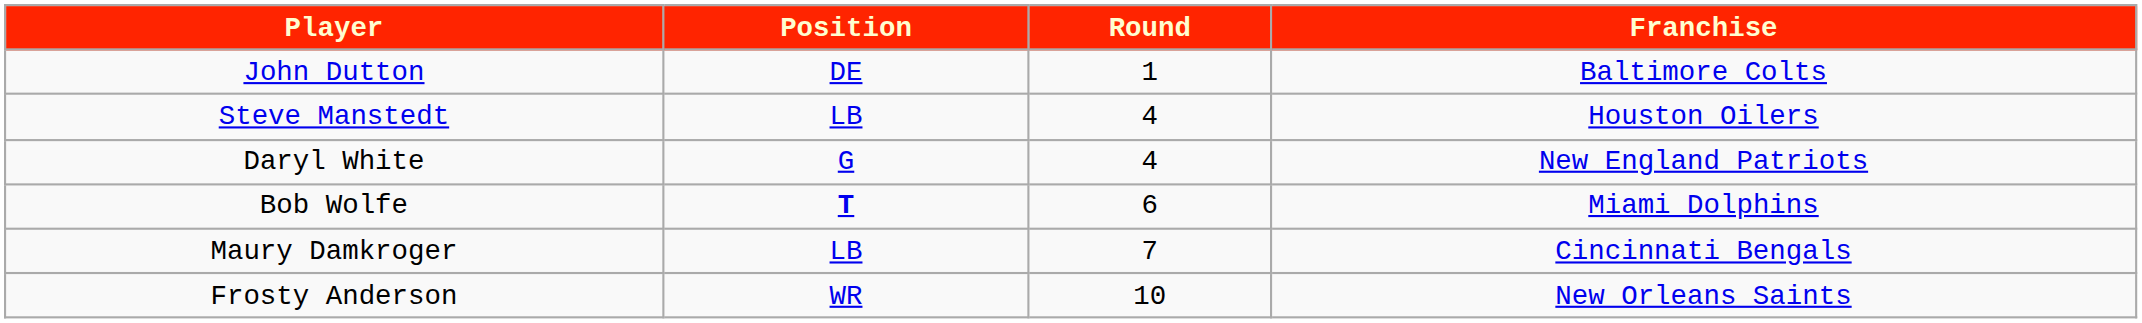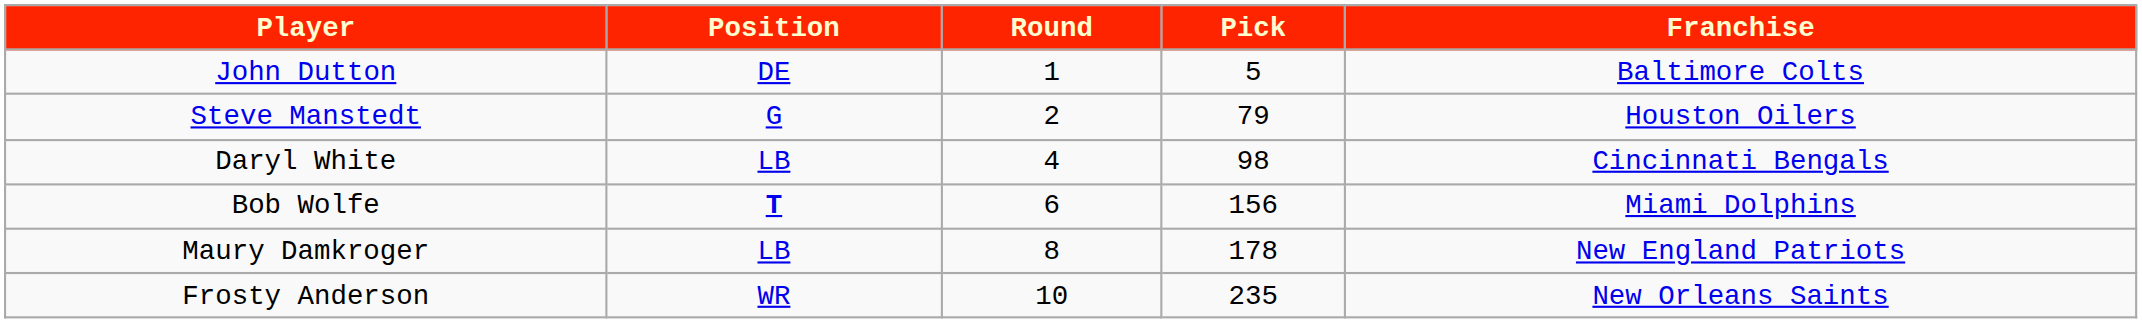+ column: (1253, 27)
(846, 117) LB -> (774, 117) G
(1150, 117) 4 -> (1052, 117) 2
(846, 162) G -> (774, 162) LB
(1704, 162) New England Patriots -> (1741, 162) Cincinnati Bengals
(1150, 251) 7 -> (1052, 251) 8
(1704, 251) Cincinnati Bengals -> (1741, 251) New England Patriots
